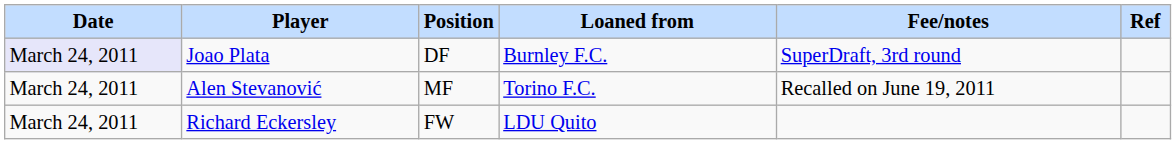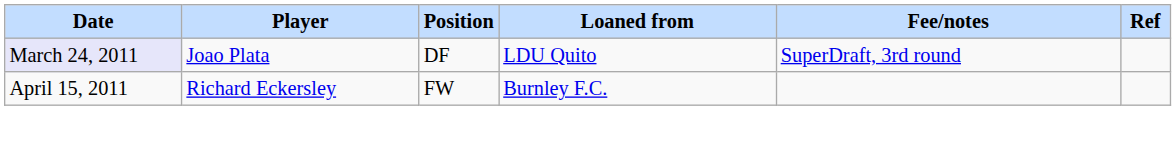(555, 55) Burnley F.C. -> (550, 55) LDU Quito
- row: (254, 88)
(74, 122) March 24, 2011 -> (69, 88) April 15, 2011
(550, 122) LDU Quito -> (555, 88) Burnley F.C.
